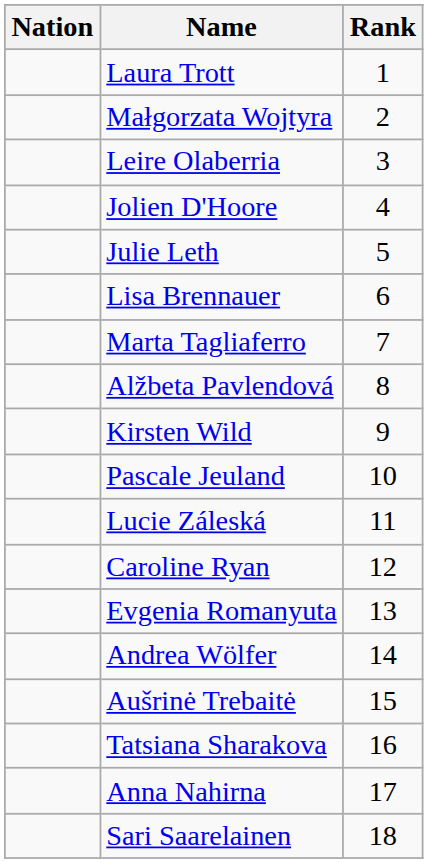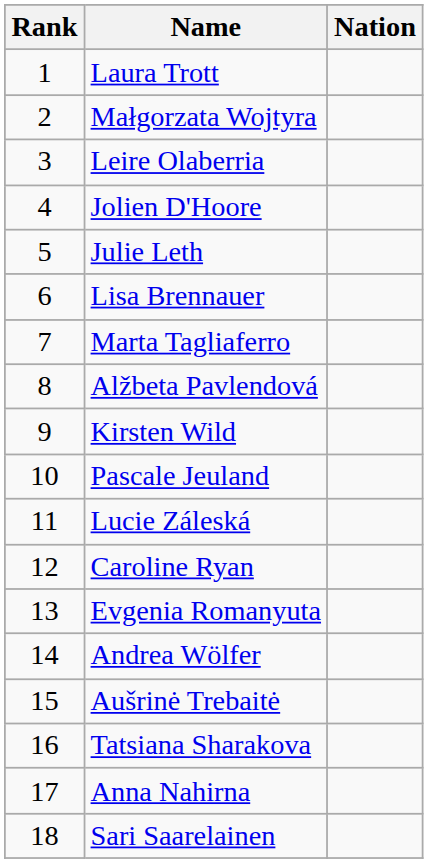columns swapped: (383, 26) <-> (52, 26)
